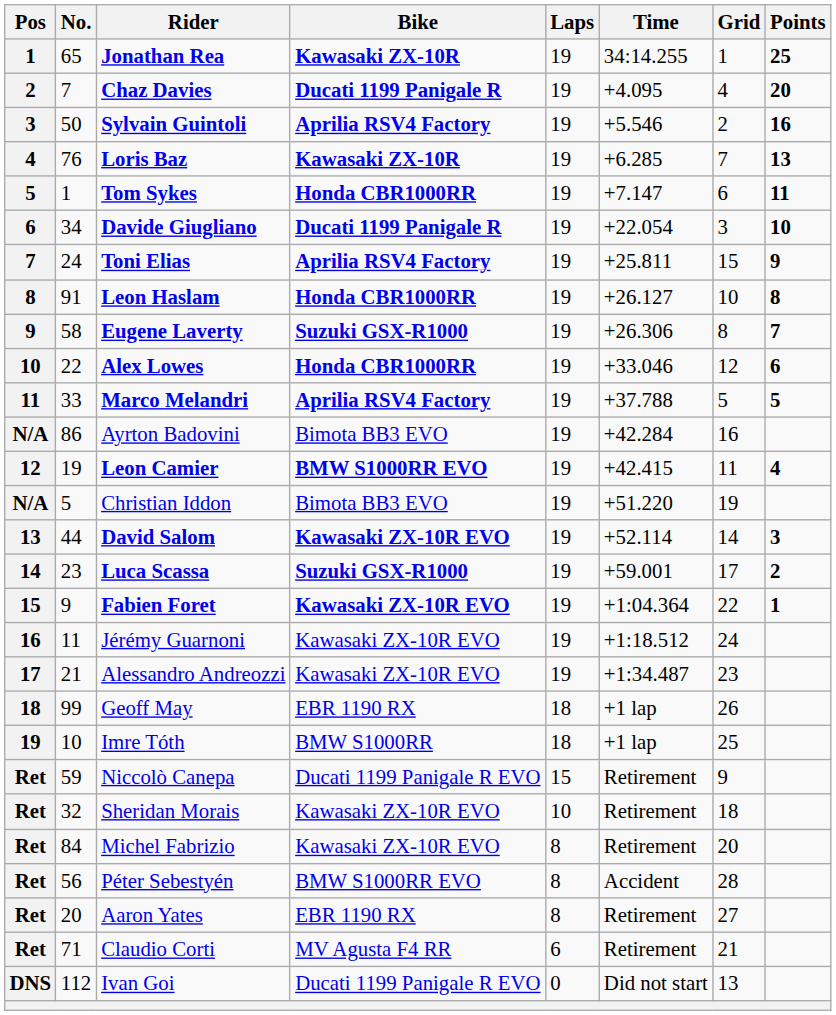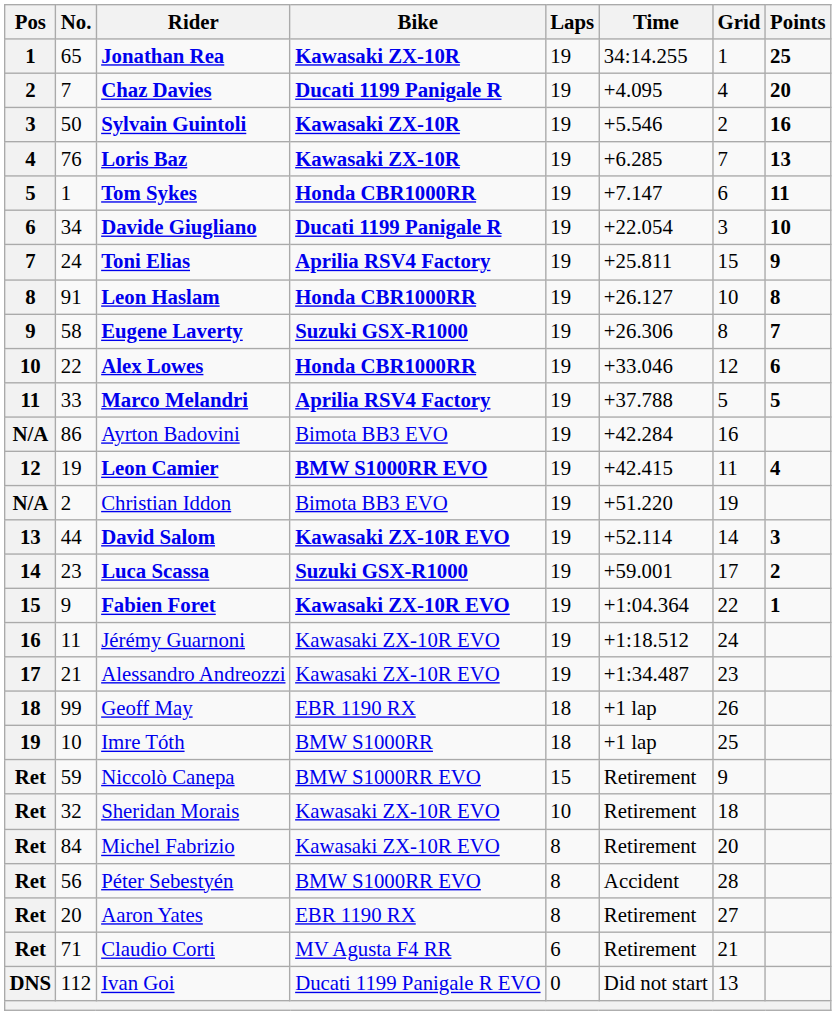(393, 124) Aprilia RSV4 Factory -> (378, 124) Kawasaki ZX-10R
(66, 502) 5 -> (66, 502) 2
(418, 777) Ducati 1199 Panigale R EVO -> (388, 777) BMW S1000RR EVO
